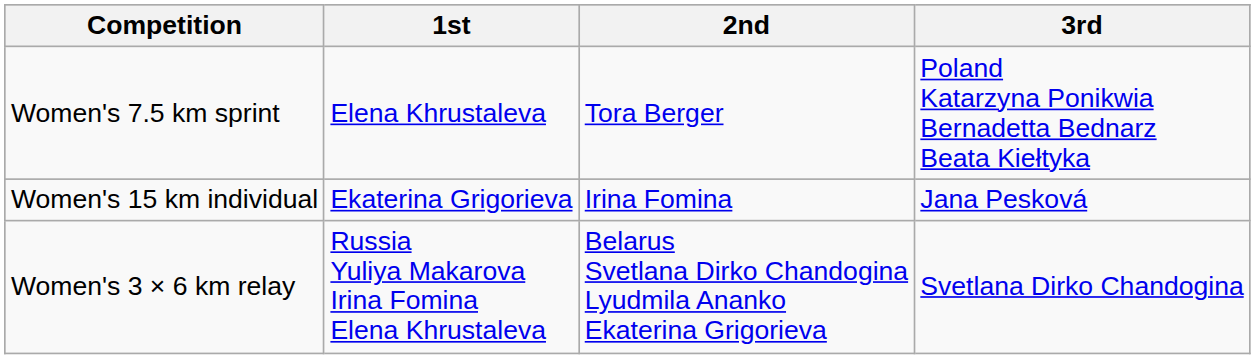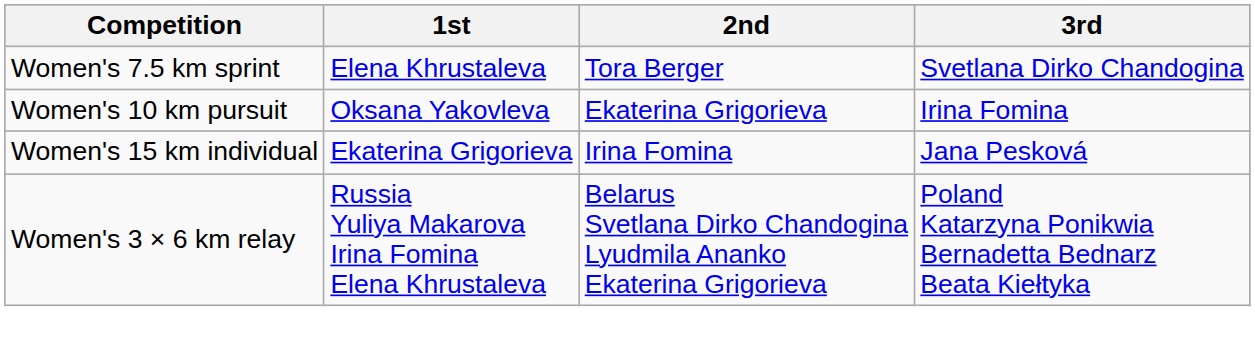(1038, 112) Poland Katarzyna Ponikwia Bernadetta Bednarz Beata Kiełtyka -> (1082, 67) Svetlana Dirko Chandogina
+ row: (149, 109)
(1082, 286) Svetlana Dirko Chandogina -> (1038, 238) Poland Katarzyna Ponikwia Bernadetta Bednarz Beata Kiełtyka
